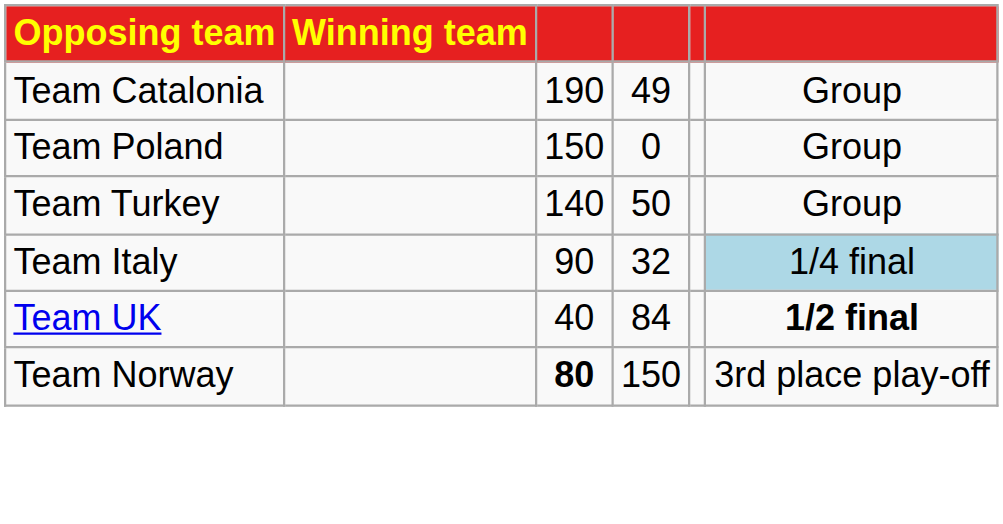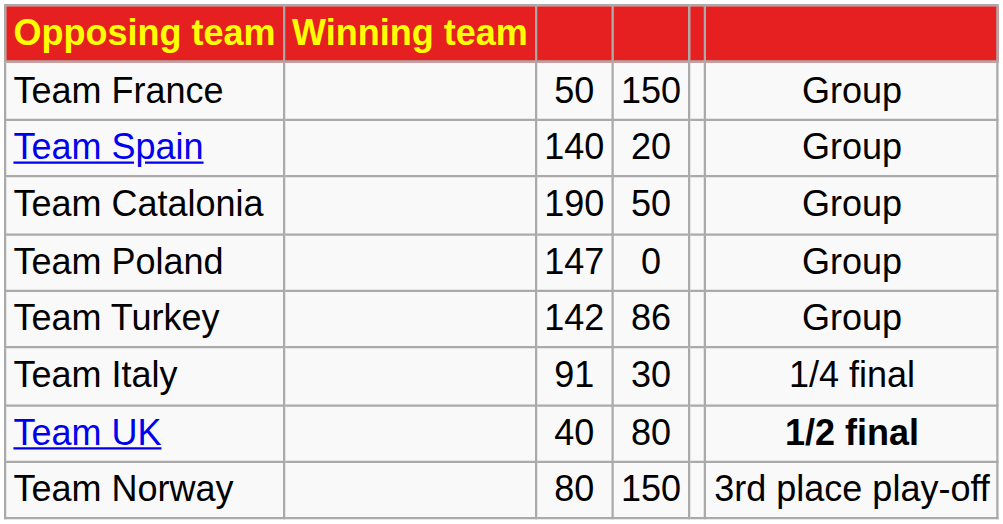+ row: (118, 90)
+ row: (108, 147)
(651, 90) 49 -> (651, 204) 50
(574, 147) 150 -> (574, 261) 147
(574, 204) 140 -> (574, 318) 142
(651, 204) 50 -> (651, 318) 86
(574, 261) 90 -> (574, 375) 91
(651, 261) 32 -> (651, 375) 30
(852, 261) lightblue background -> (852, 375) no background
(651, 318) 84 -> (651, 432) 80
(574, 375) bold -> (574, 489) normal
